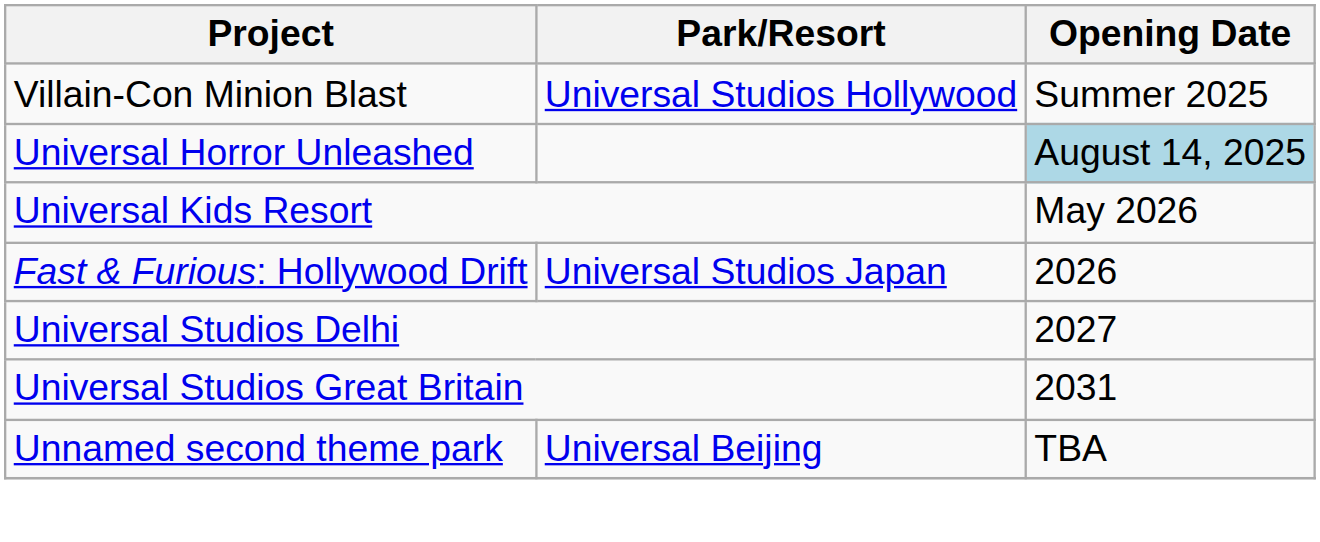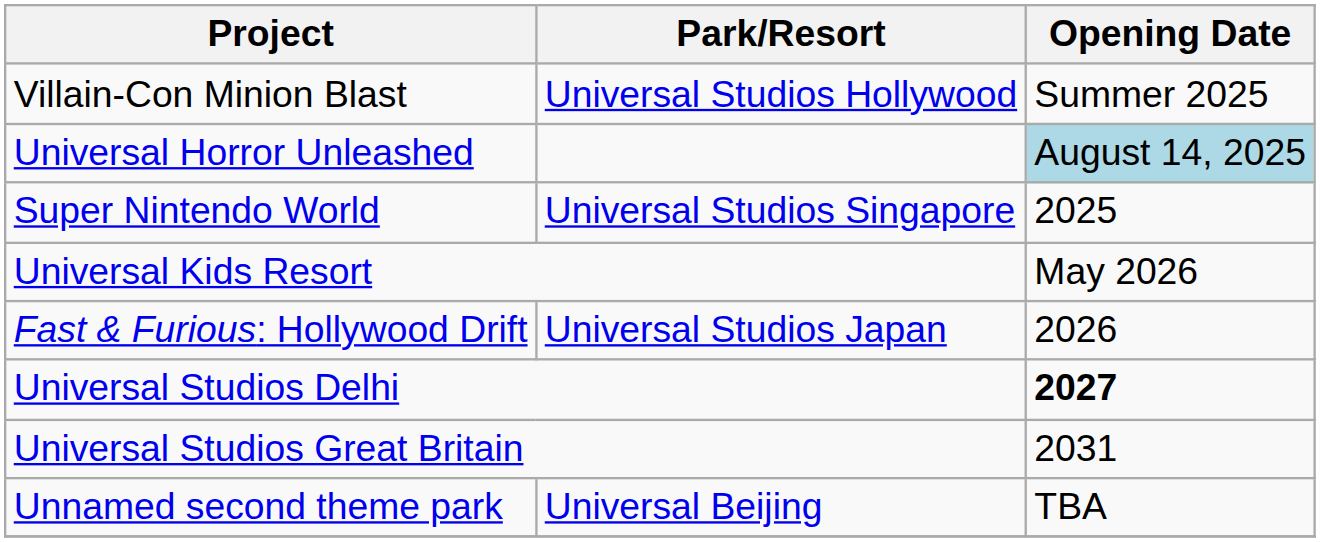+ row: (197, 211)
(1076, 329) normal -> (1076, 388) bold
